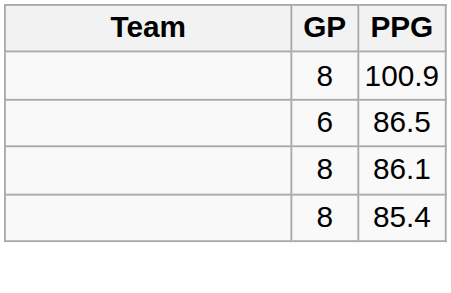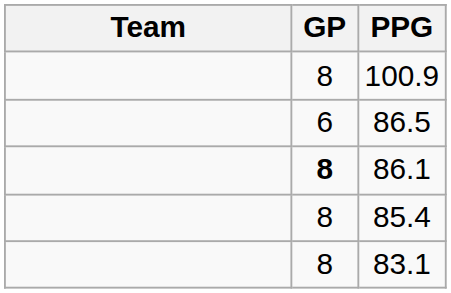(325, 169) normal -> (325, 169) bold
+ row: (402, 264)
